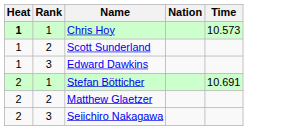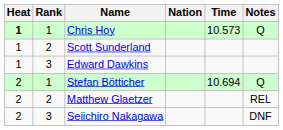+ column: (261, 13)
(224, 82) 10.691 -> (224, 82) 10.694
